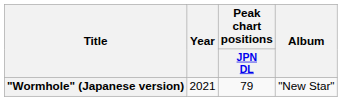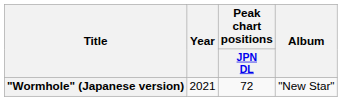(247, 86) 79 -> (247, 86) 72
